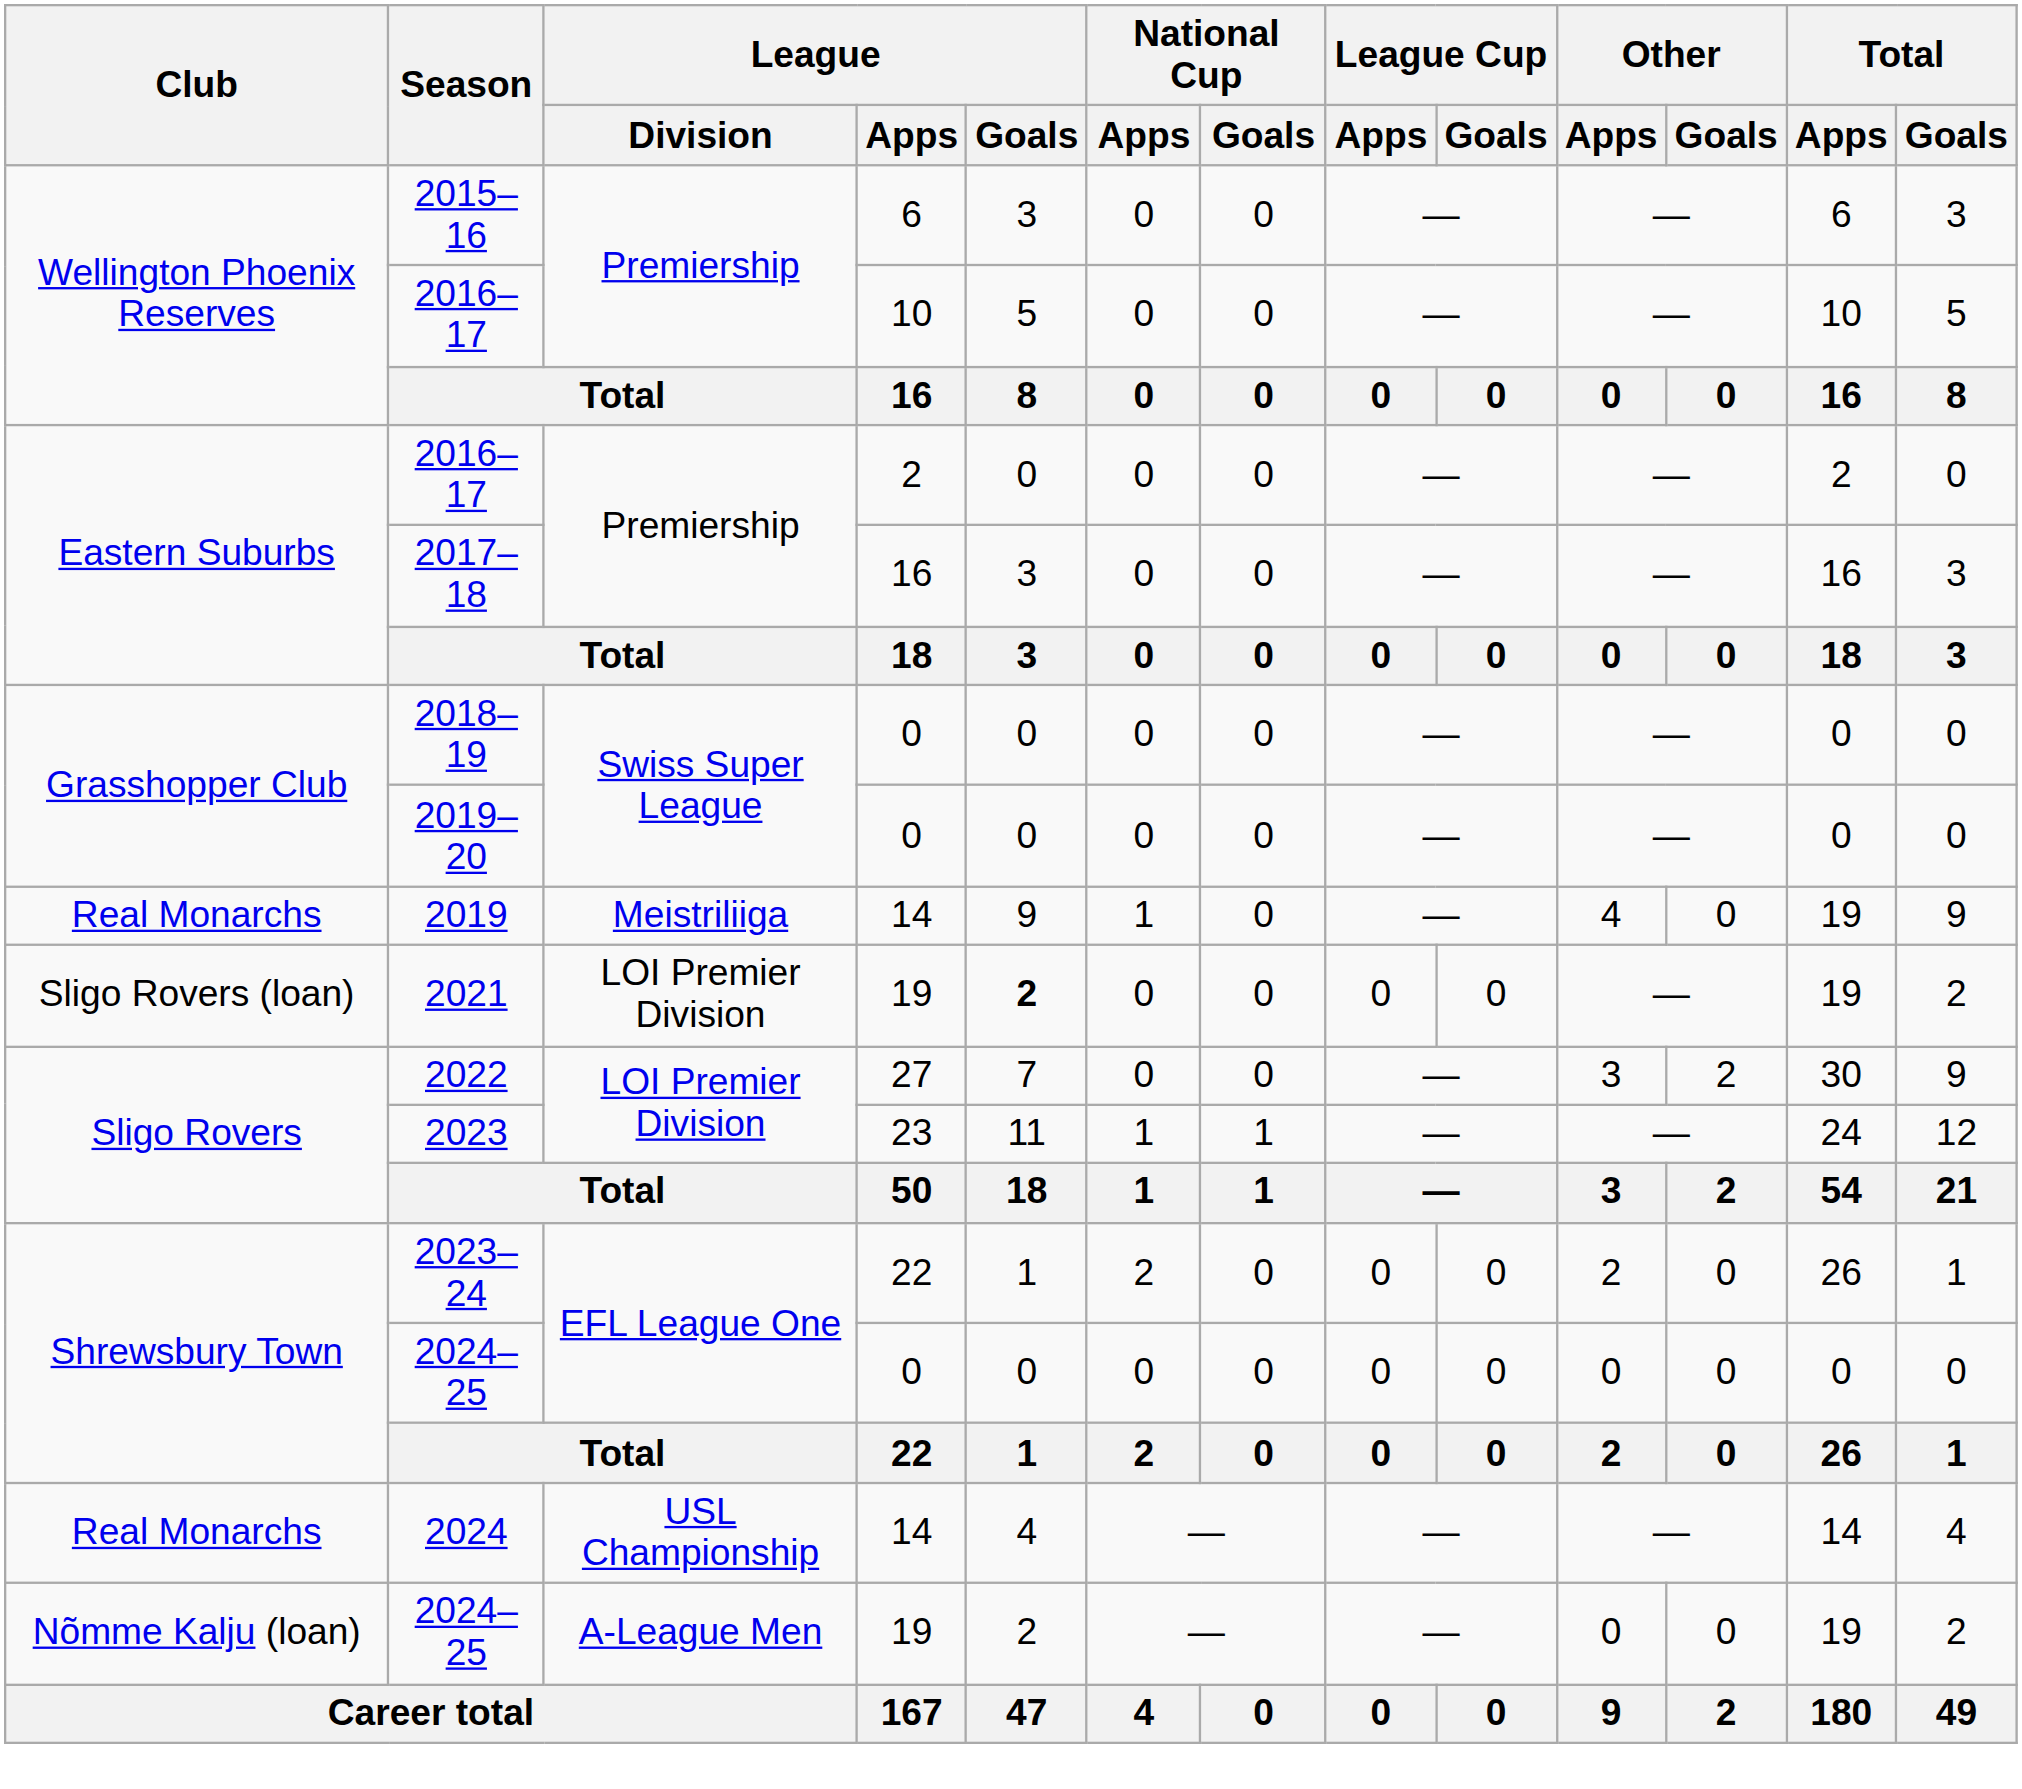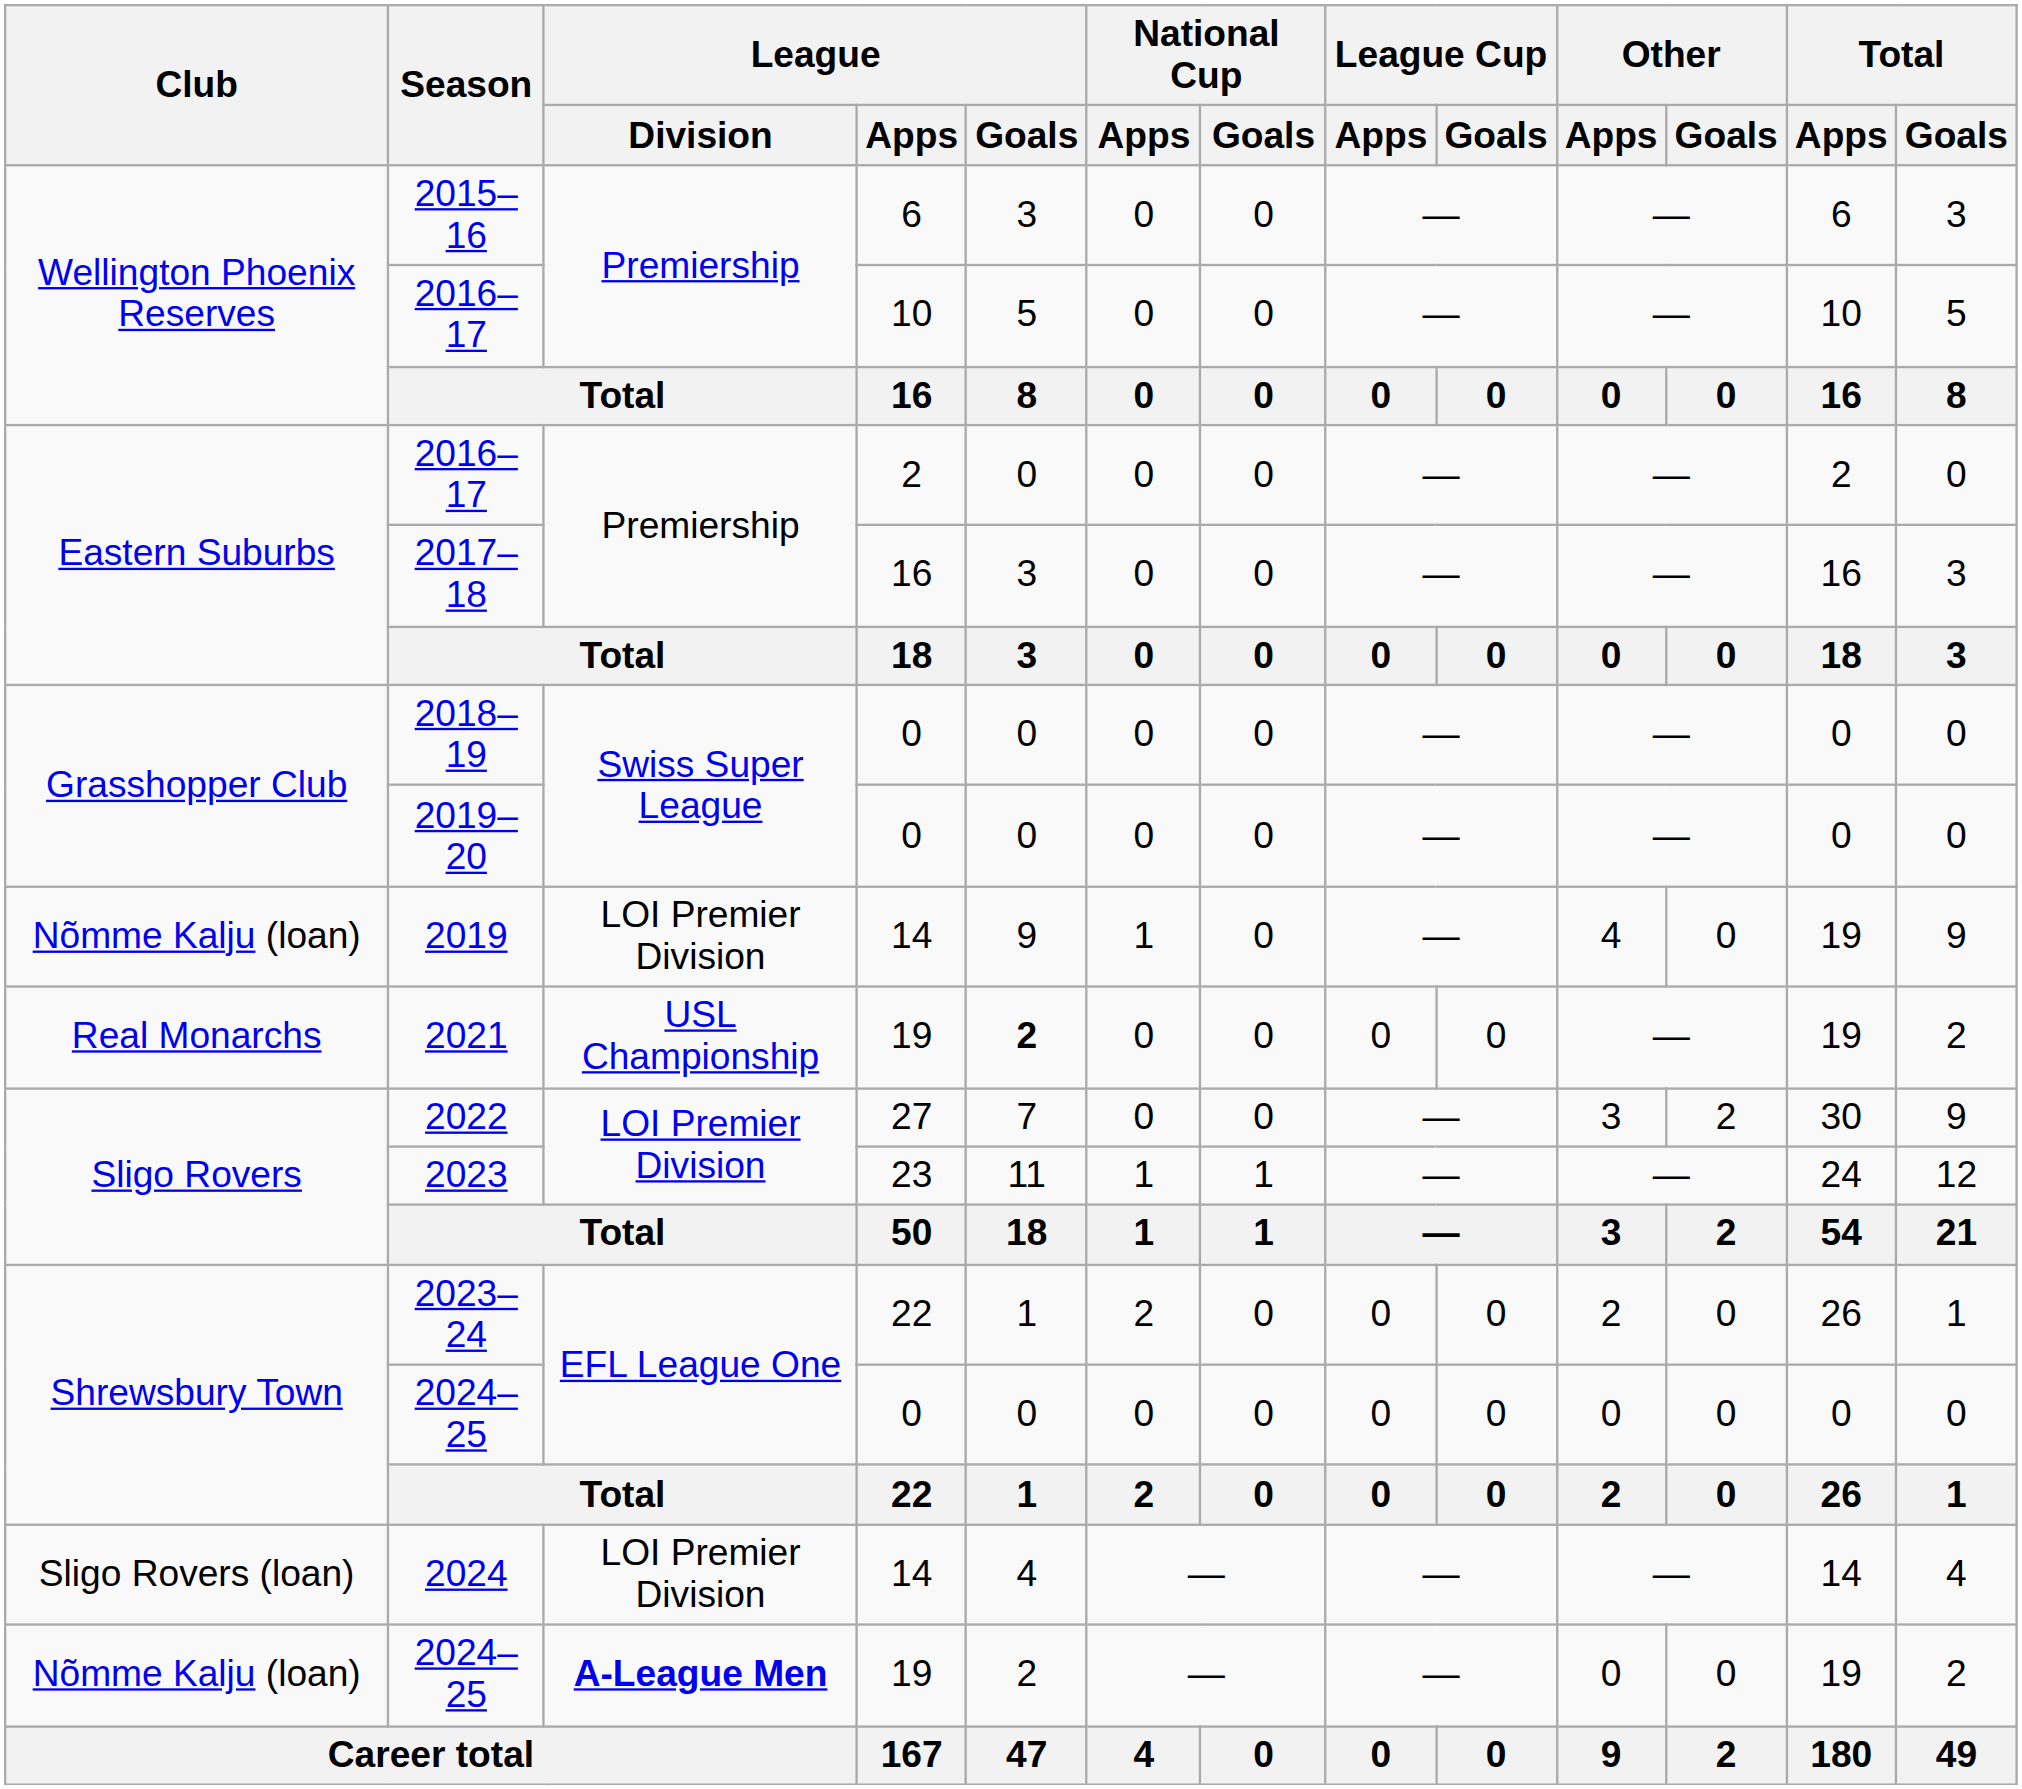(197, 914) Real Monarchs -> (197, 935) Nõmme Kalju (loan)
(701, 914) Meistriliiga -> (701, 935) LOI Premier Division
(197, 994) Sligo Rovers (loan) -> (197, 1036) Real Monarchs
(701, 994) LOI Premier Division -> (701, 1036) USL Championship
(197, 1532) Real Monarchs -> (197, 1573) Sligo Rovers (loan)
(701, 1532) USL Championship -> (701, 1573) LOI Premier Division
(701, 1632) normal -> (701, 1674) bold
